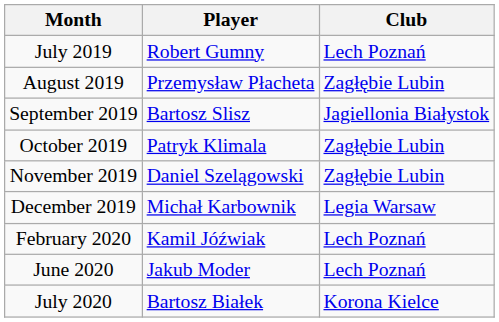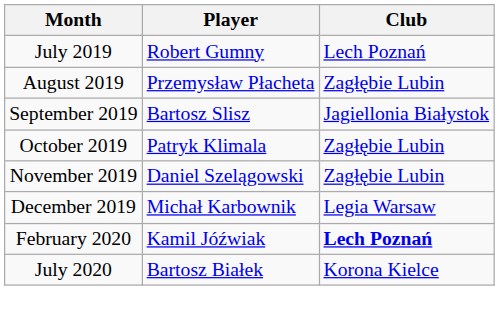(375, 238) normal -> (378, 238) bold
- row: (73, 269)
